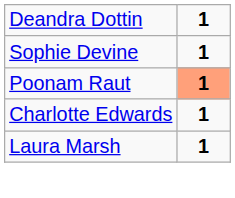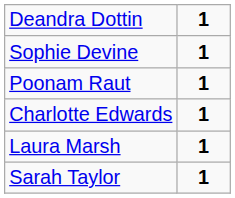(204, 83) lightsalmon background -> (204, 83) no background
+ row: (65, 177)
